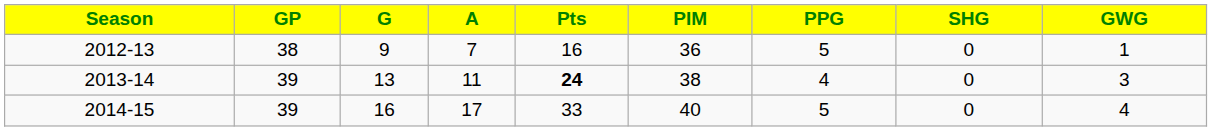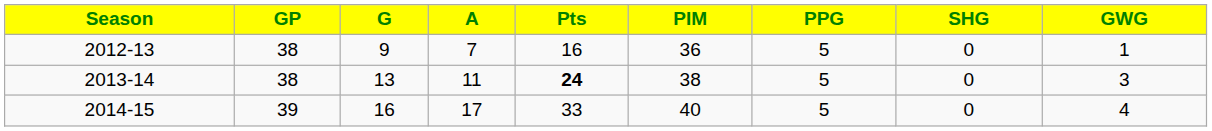(287, 79) 39 -> (287, 79) 38
(824, 79) 4 -> (824, 79) 5
